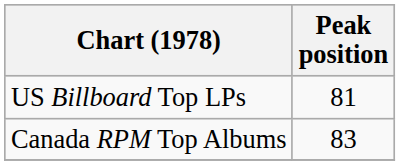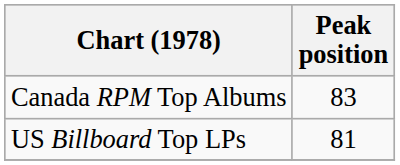rows swapped: (128, 97) <-> (149, 138)
